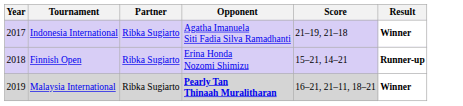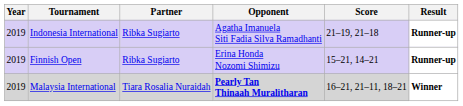(16, 34) 2017 -> (16, 34) 2019
(396, 34) Winner -> (433, 34) Runner-up
(16, 60) 2018 -> (16, 60) 2019
(151, 87) Ribka Sugiarto -> (166, 87) Tiara Rosalia Nuraidah
